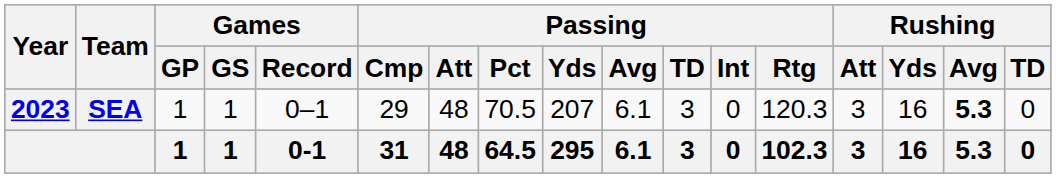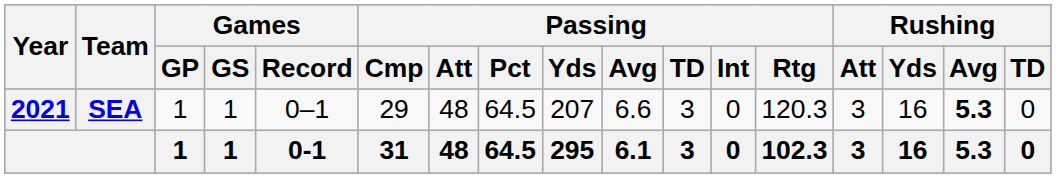(40, 109) 2023 -> (40, 109) 2021
(510, 109) 70.5 -> (510, 109) 64.5
(633, 109) 6.1 -> (633, 109) 6.6
